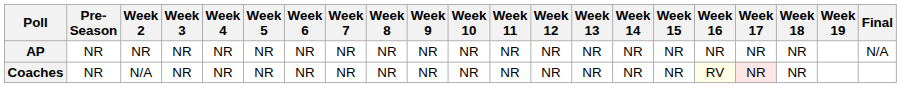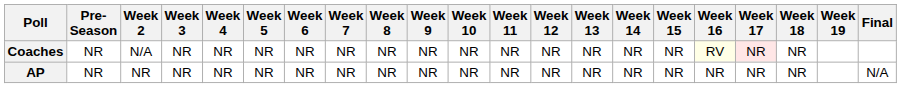rows swapped: (36, 51) <-> (36, 73)
